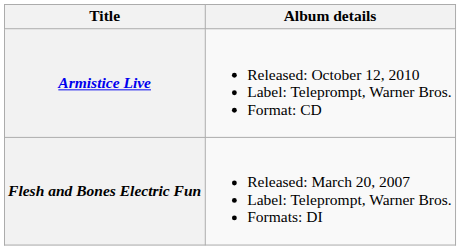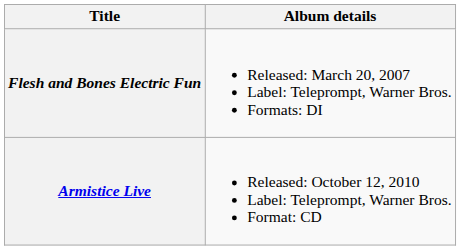rows swapped: (105, 191) <-> (105, 83)
